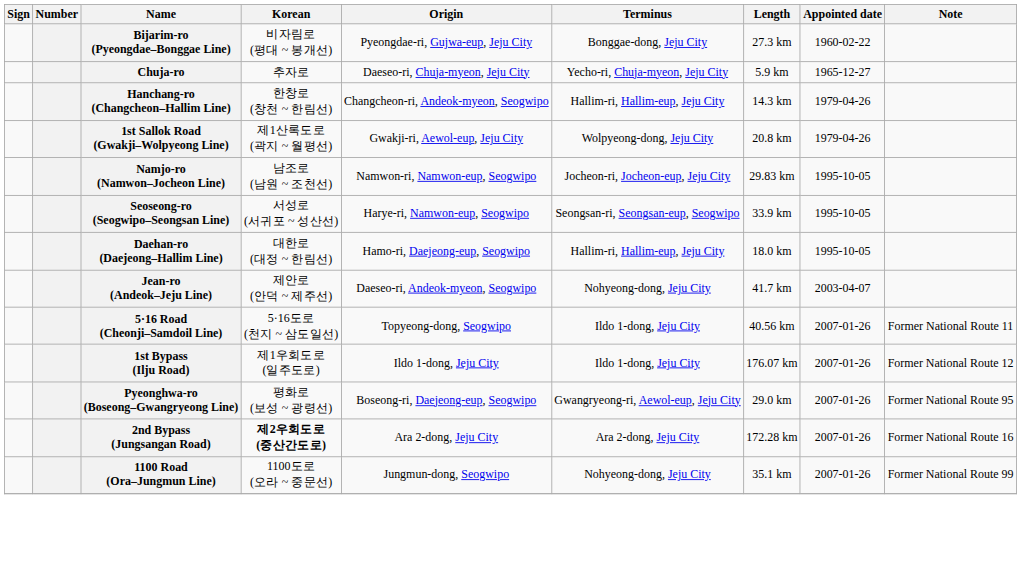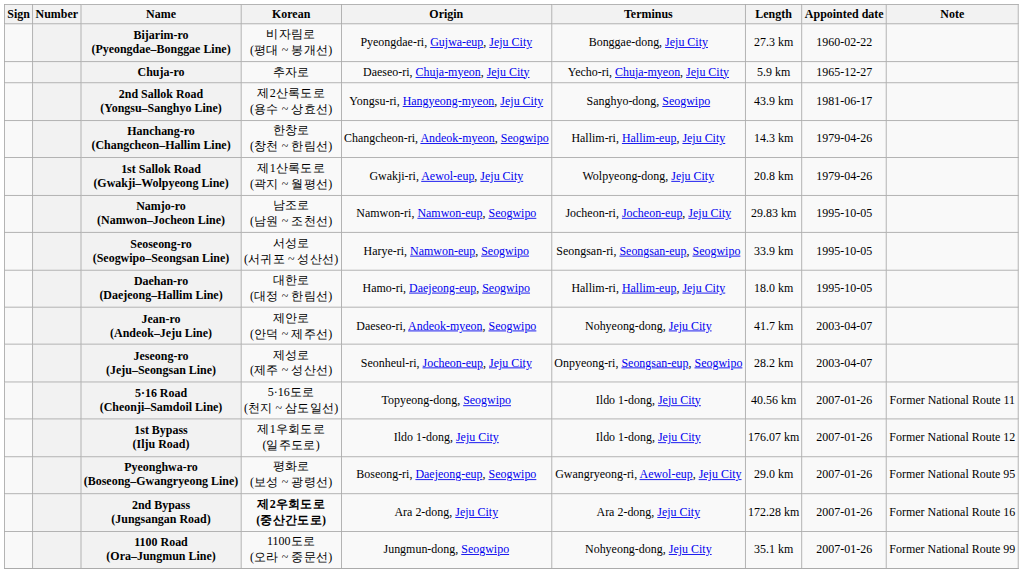+ row: (161, 101)
+ row: (161, 362)
